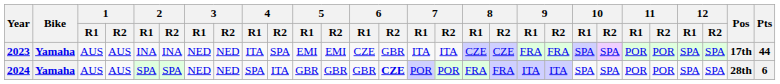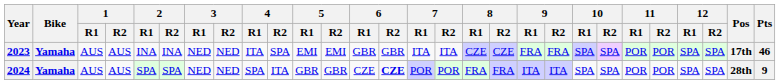(364, 51) CZE -> (364, 51) GBR
(765, 51) 44 -> (765, 51) 46
(364, 70) GBR -> (364, 70) CZE
(765, 70) 6 -> (765, 70) 9
